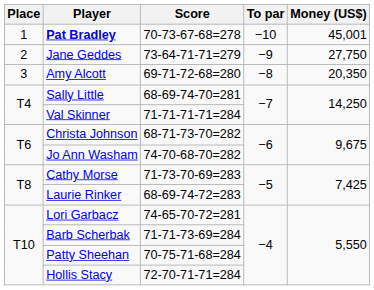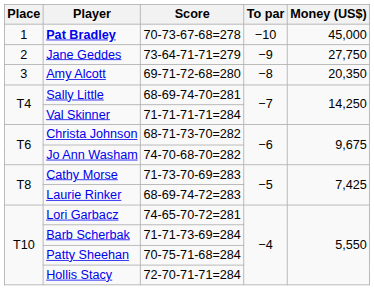(347, 34) 45,001 -> (347, 34) 45,000
